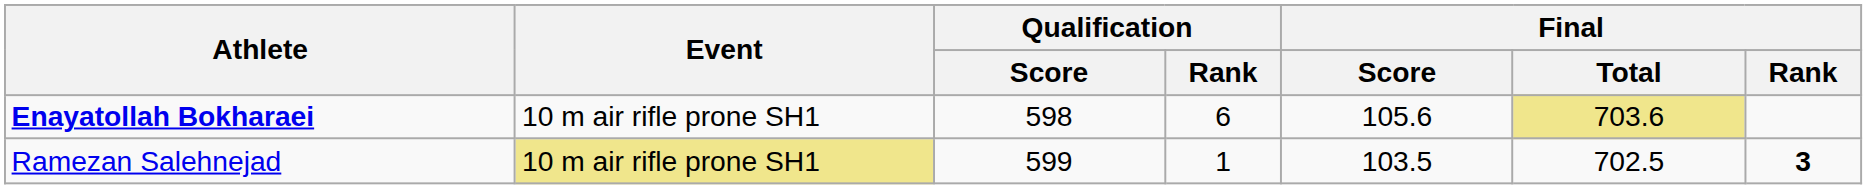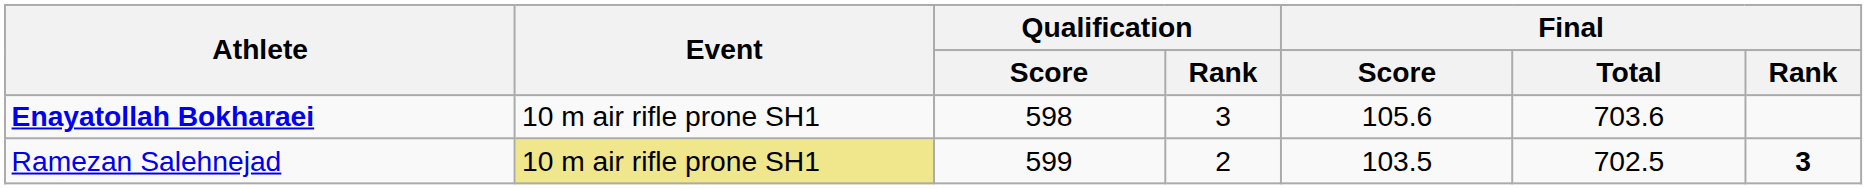(1223, 117) 6 -> (1223, 117) 3
(1629, 117) khaki background -> (1629, 117) no background
(1223, 161) 1 -> (1223, 161) 2
